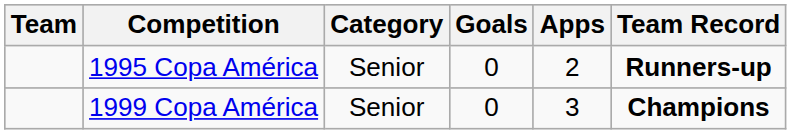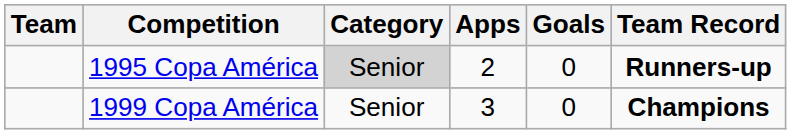columns swapped: (572, 25) <-> (491, 25)
(387, 66) no background -> (387, 66) lightgrey background
